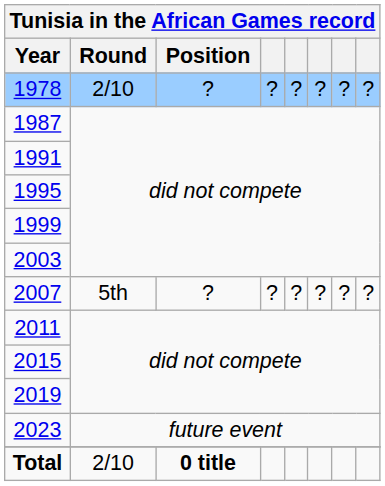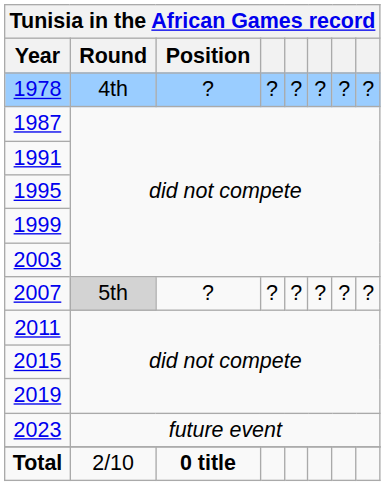(113, 89) 2/10 -> (113, 89) 4th
(113, 293) no background -> (113, 293) lightgrey background
